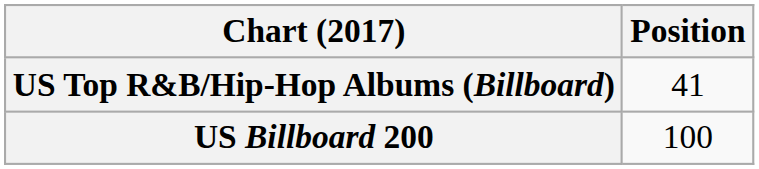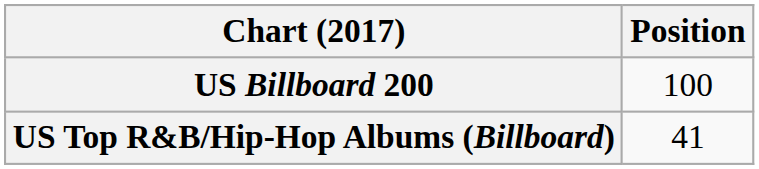rows swapped: (314, 137) <-> (314, 84)
